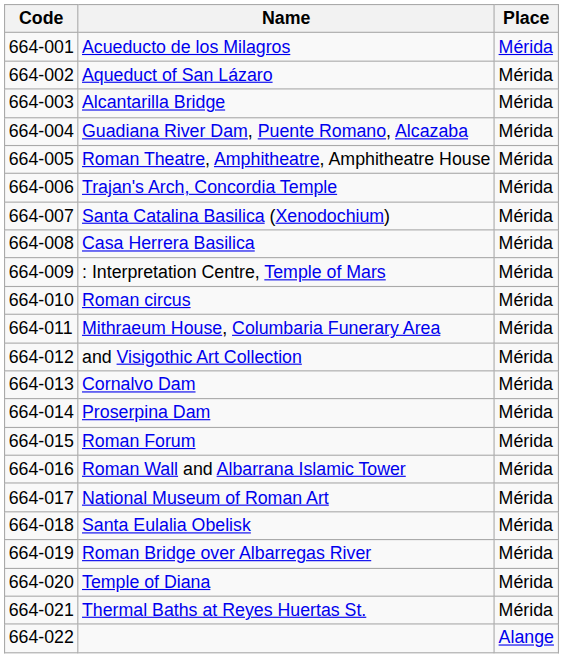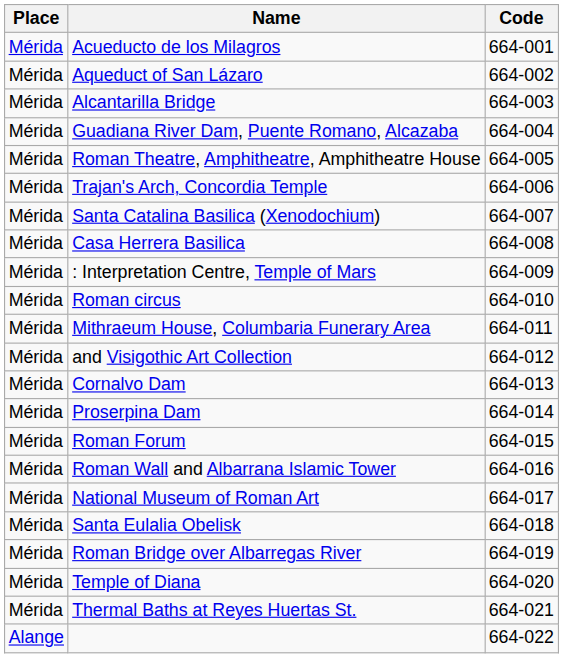columns swapped: (41, 18) <-> (526, 18)
